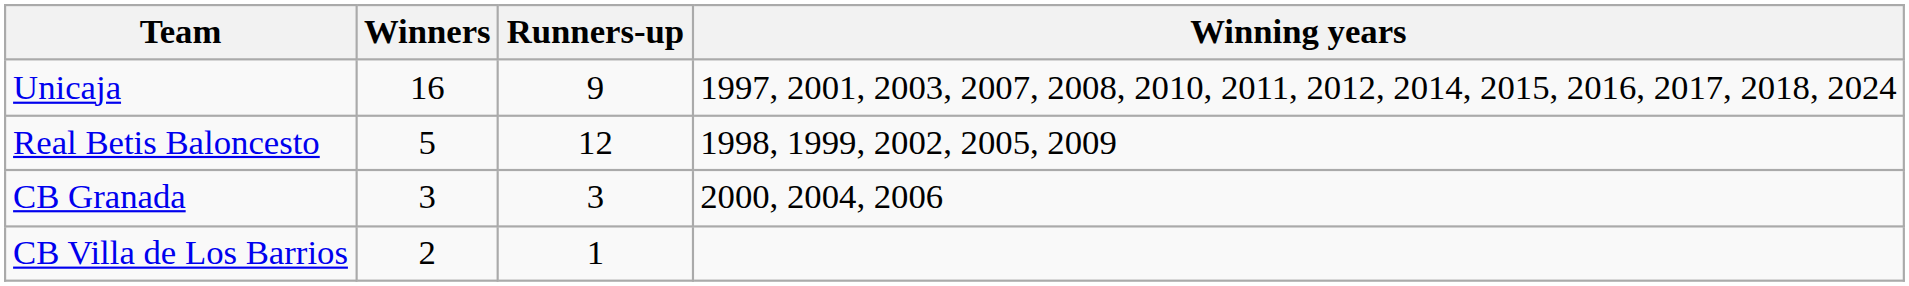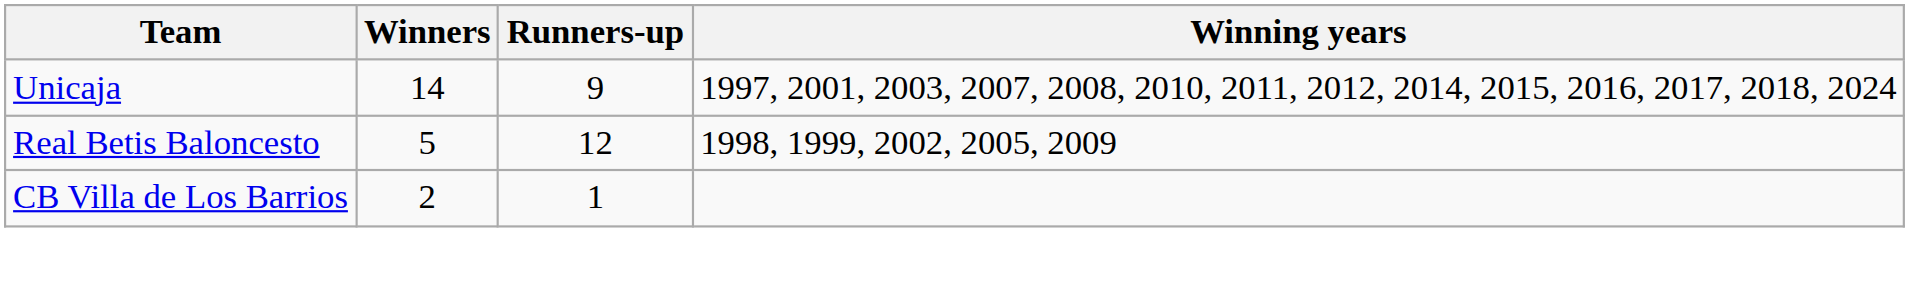(427, 87) 16 -> (427, 87) 14
- row: (99, 197)
